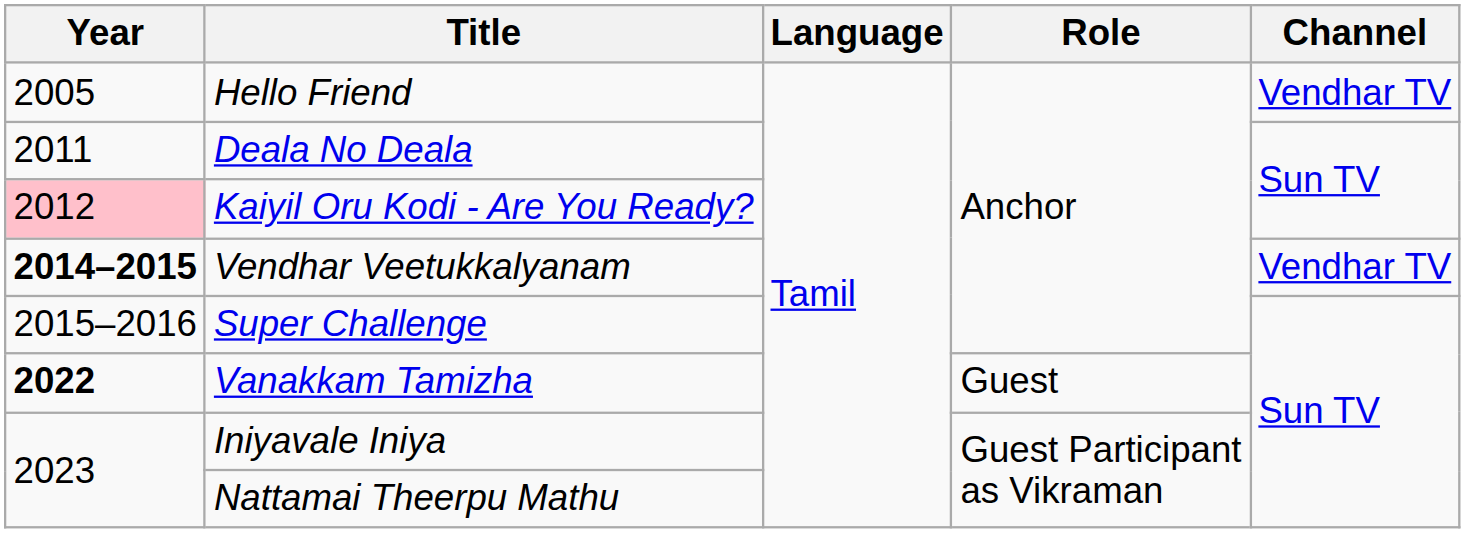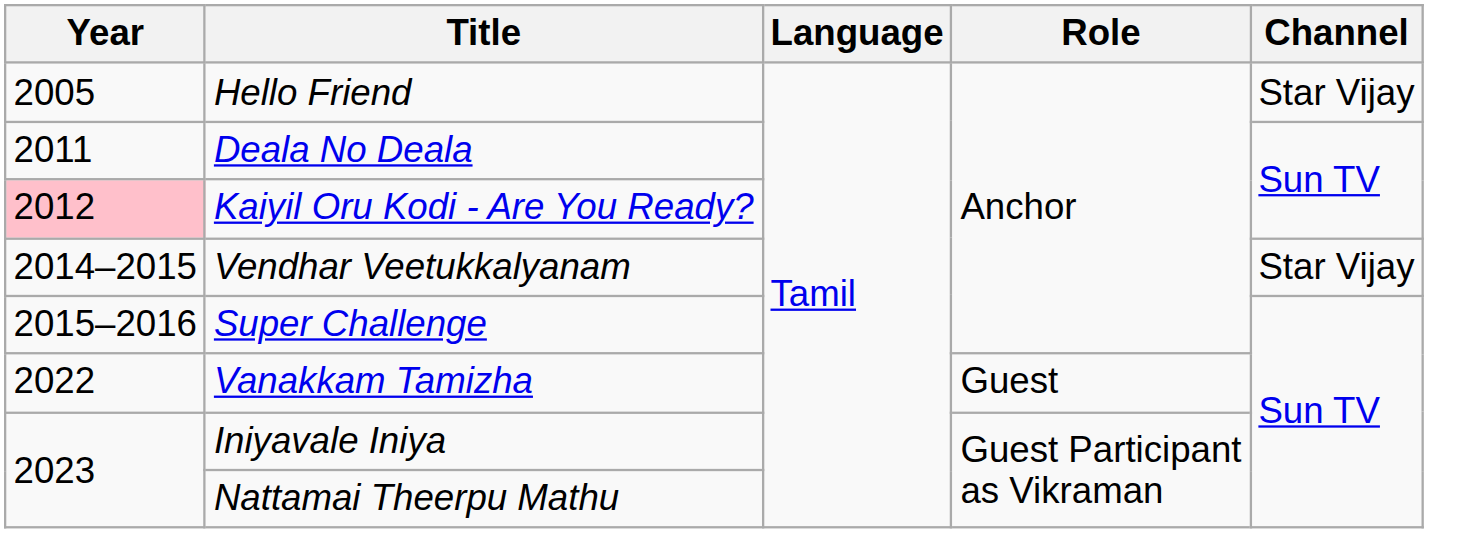(1355, 91) Vendhar TV -> (1336, 91) Star Vijay
(105, 265) bold -> (105, 265) normal
(1355, 265) Vendhar TV -> (1336, 265) Star Vijay
(54, 382) bold -> (54, 382) normal
